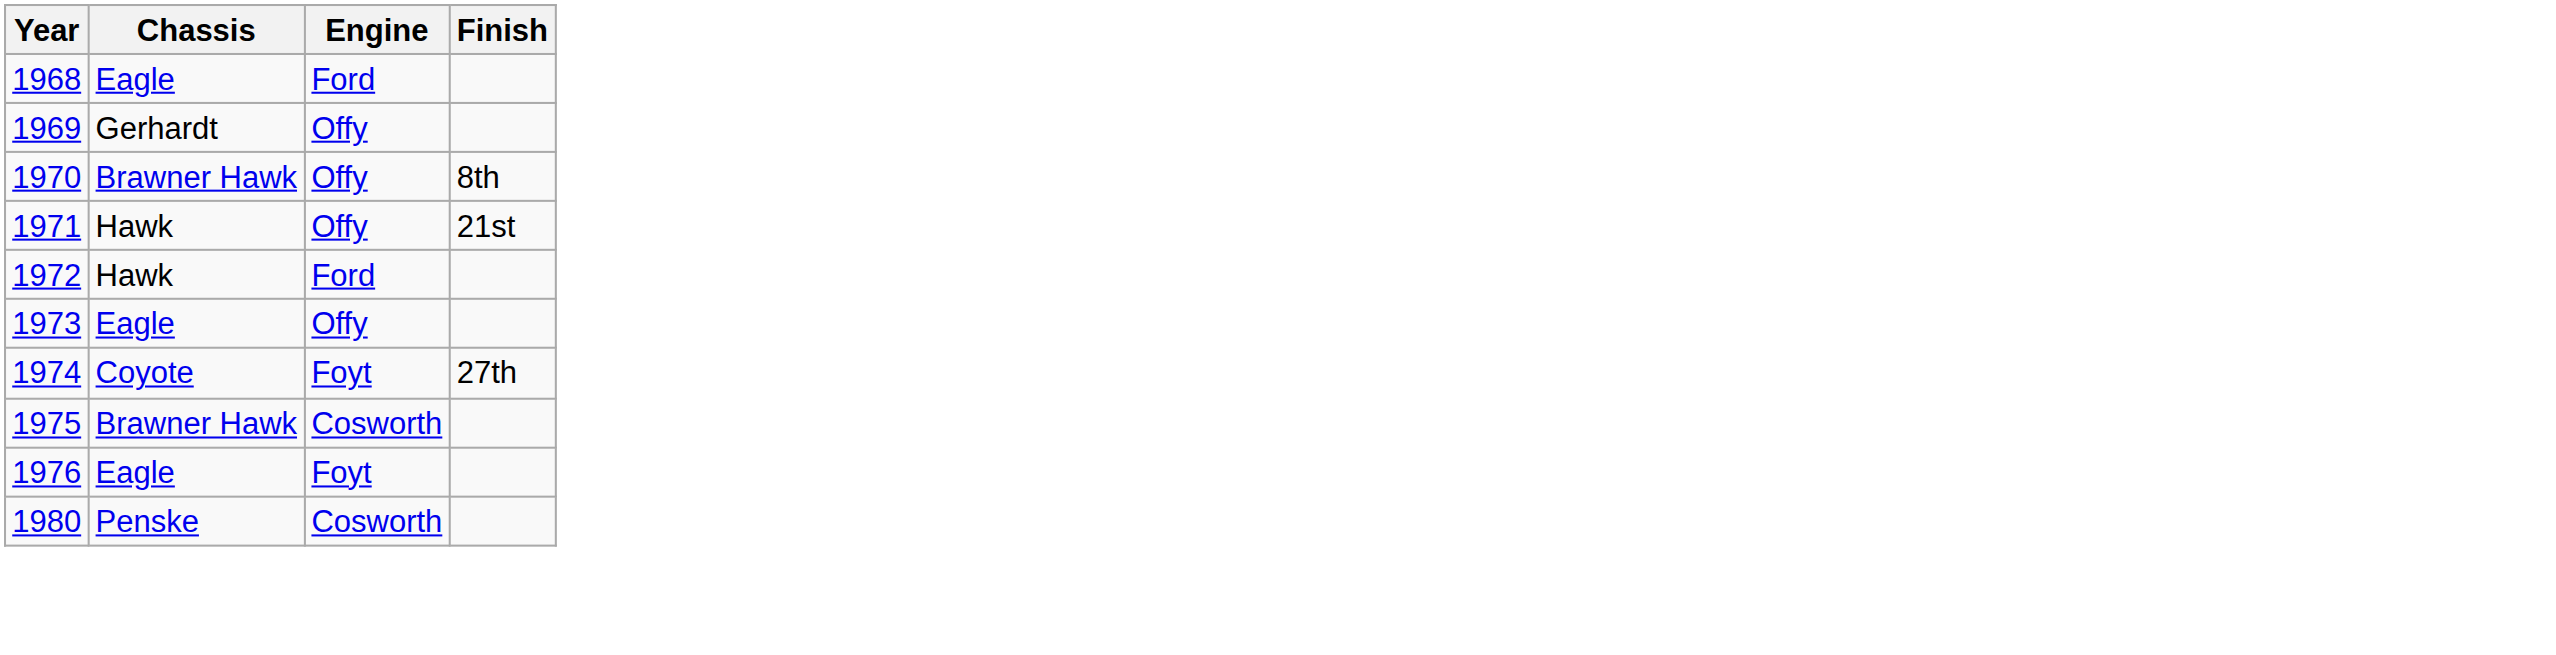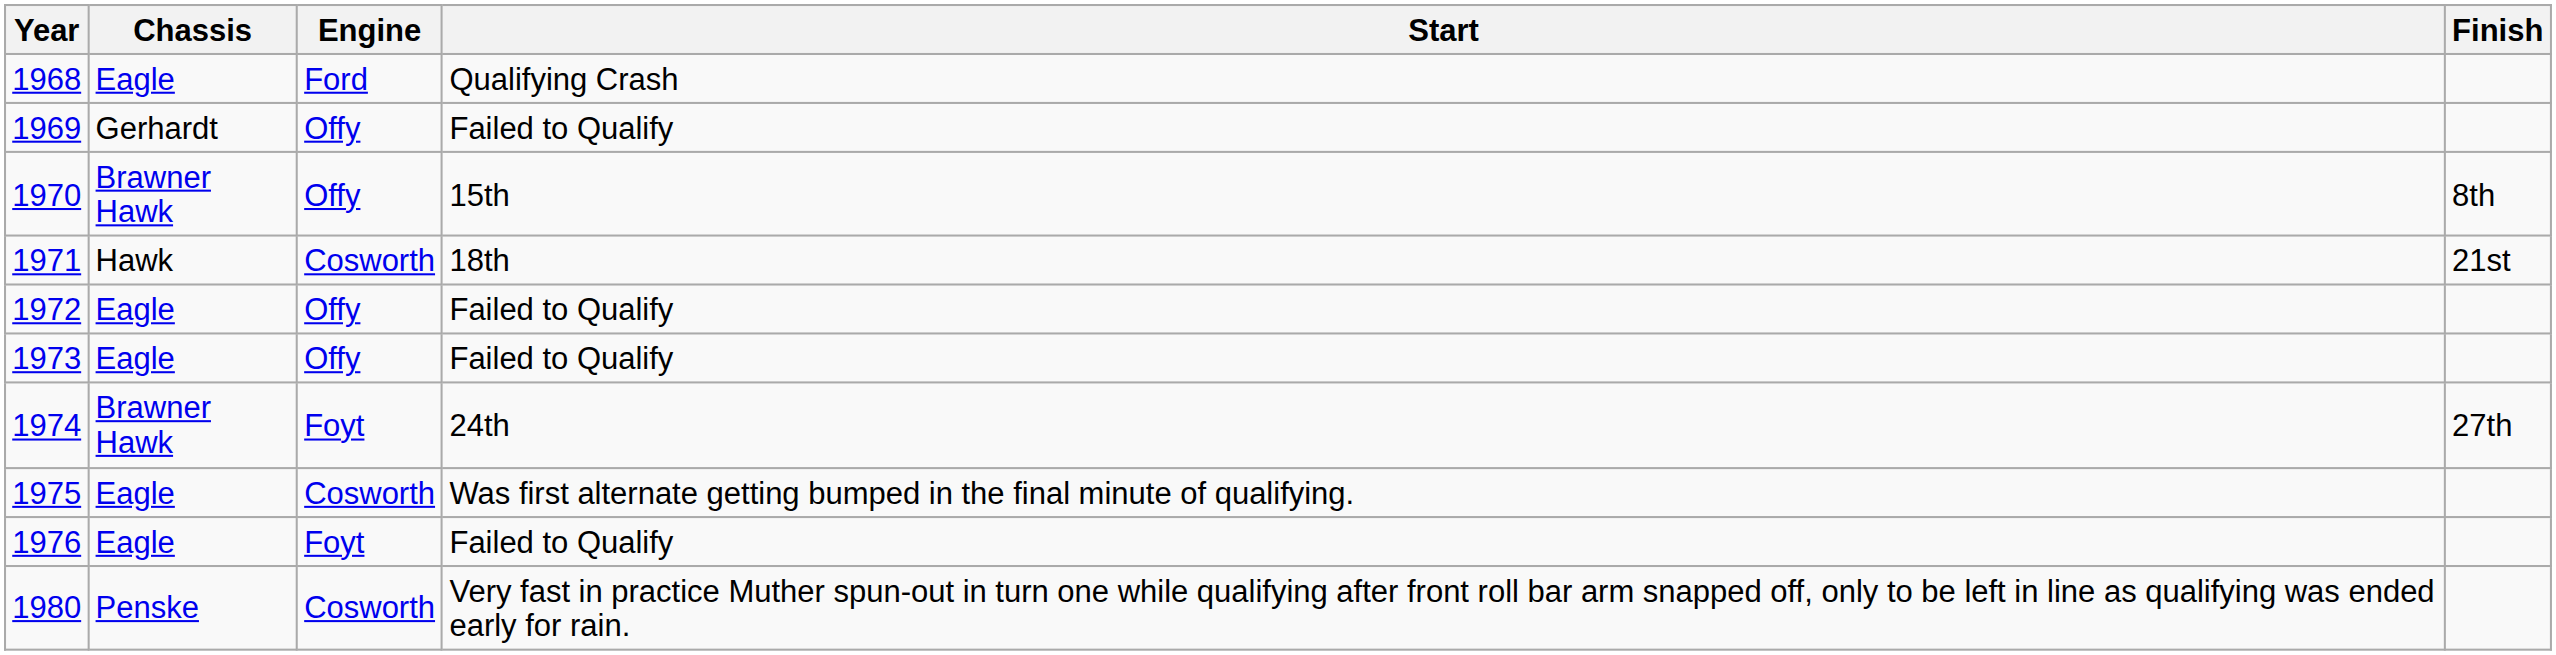+ column: (1444, 30)
(340, 226) Offy -> (370, 261) Cosworth
(134, 275) Hawk -> (135, 310) Eagle
(343, 275) Ford -> (332, 310) Offy
(145, 373) Coyote -> (153, 425) Brawner Hawk
(196, 422) Brawner Hawk -> (135, 492) Eagle
